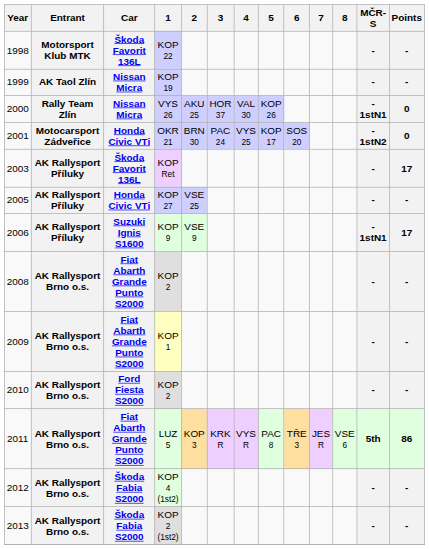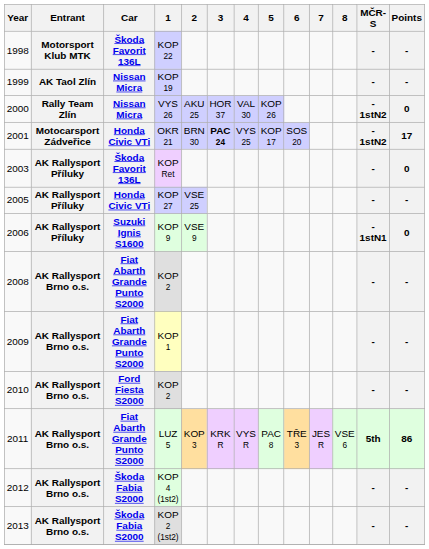(373, 109) - 1stN1 -> (373, 109) - 1stN2
(220, 136) normal -> (220, 136) bold
(407, 136) 0 -> (407, 136) 17
(407, 168) 17 -> (407, 168) 0
(407, 233) 17 -> (407, 233) 0
